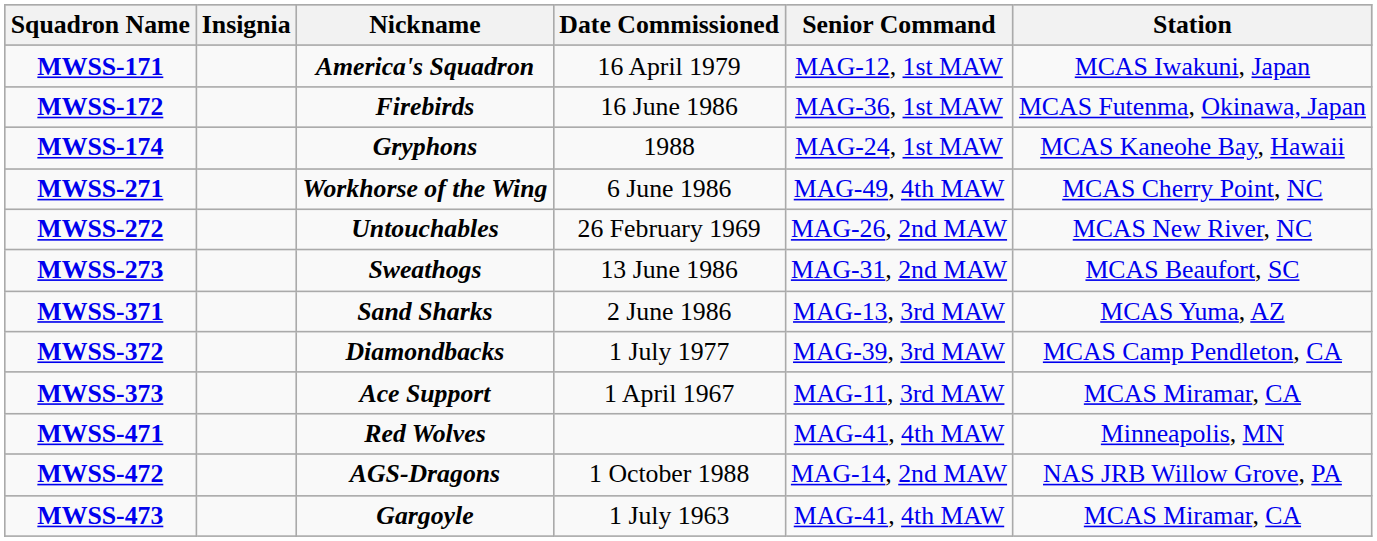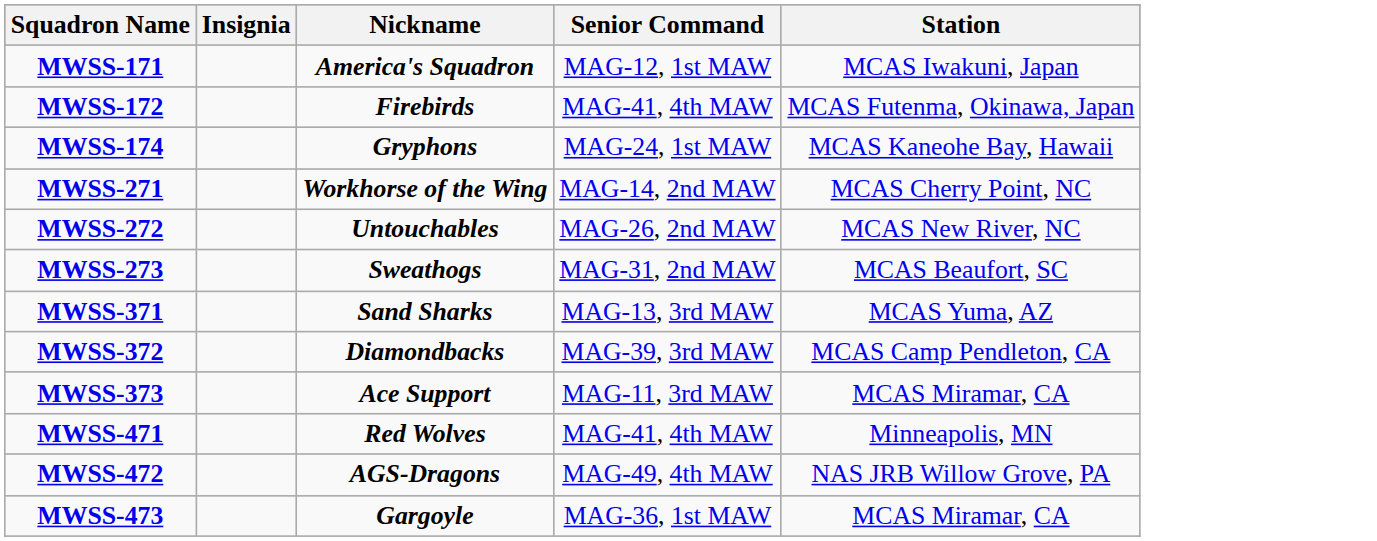- column: (669, 24)
(899, 106) MAG-36, 1st MAW -> (667, 106) MAG-41, 4th MAW
(899, 188) MAG-49, 4th MAW -> (667, 188) MAG-14, 2nd MAW
(899, 474) MAG-14, 2nd MAW -> (667, 474) MAG-49, 4th MAW
(899, 515) MAG-41, 4th MAW -> (667, 515) MAG-36, 1st MAW
